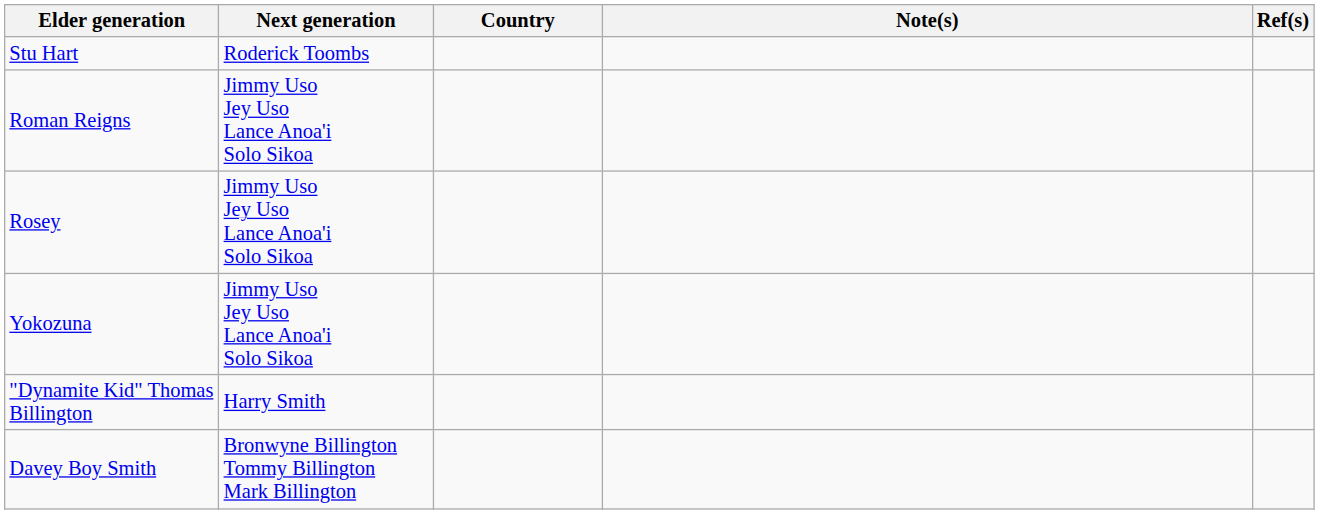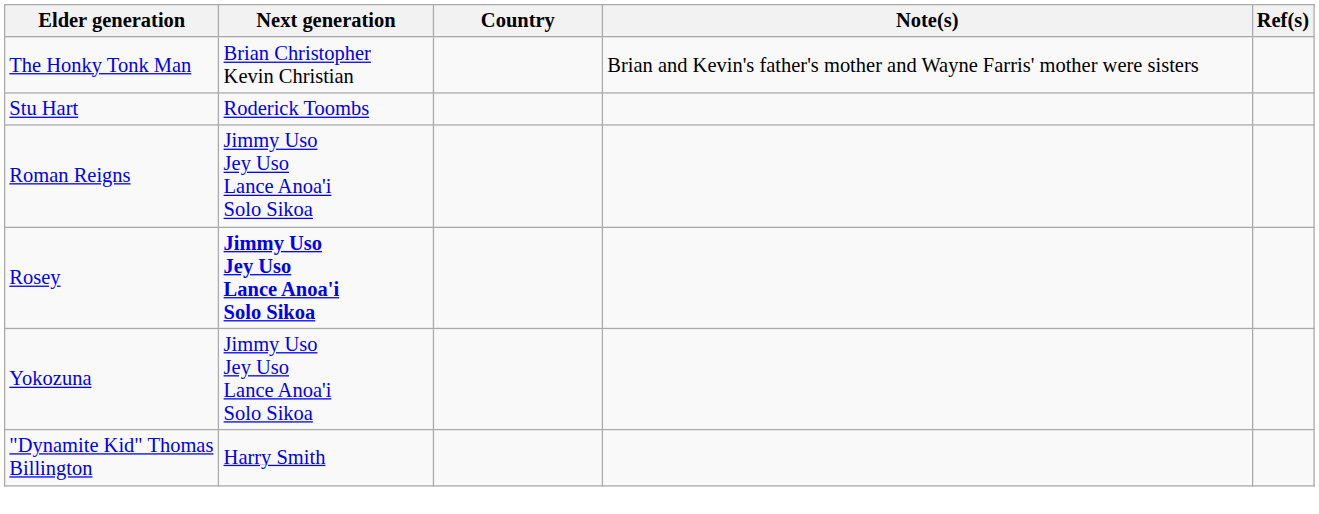+ row: (100, 64)
(277, 221) normal -> (281, 277) bold
- row: (83, 469)
